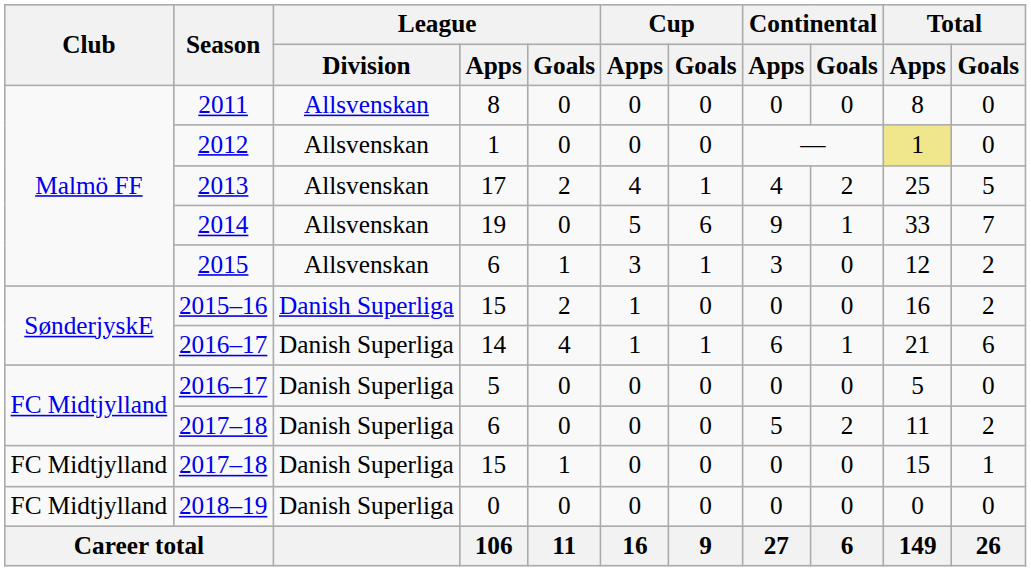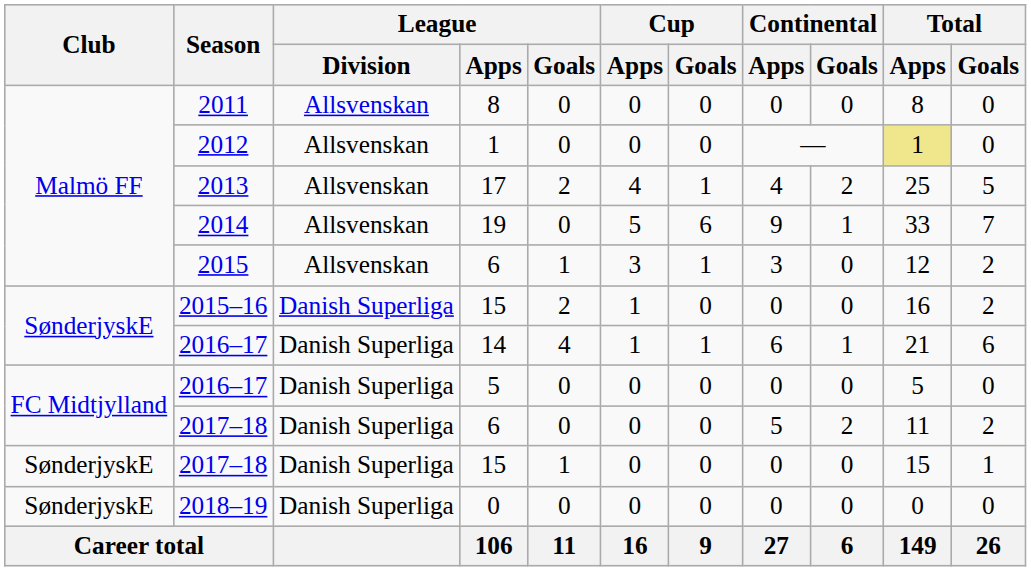(89, 465) FC Midtjylland -> (89, 465) SønderjyskE
(89, 505) FC Midtjylland -> (89, 505) SønderjyskE
